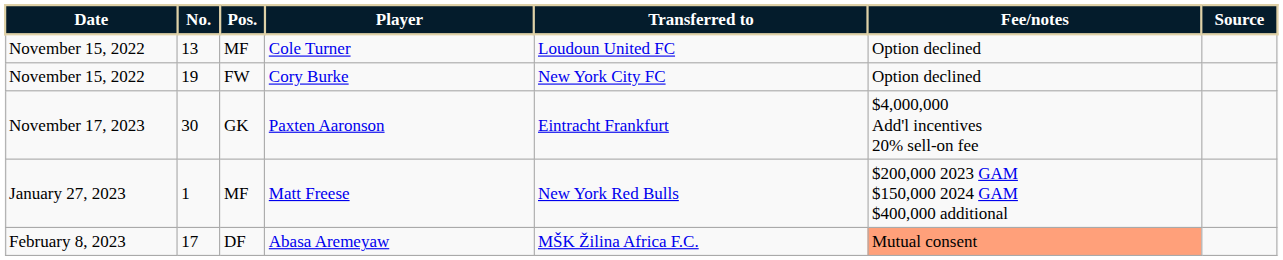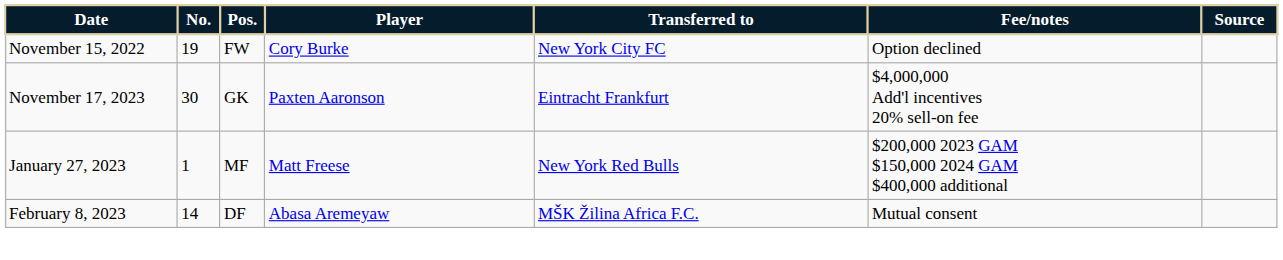- row: (310, 49)
(190, 241) 17 -> (190, 213) 14
(925, 241) lightsalmon background -> (925, 213) no background
